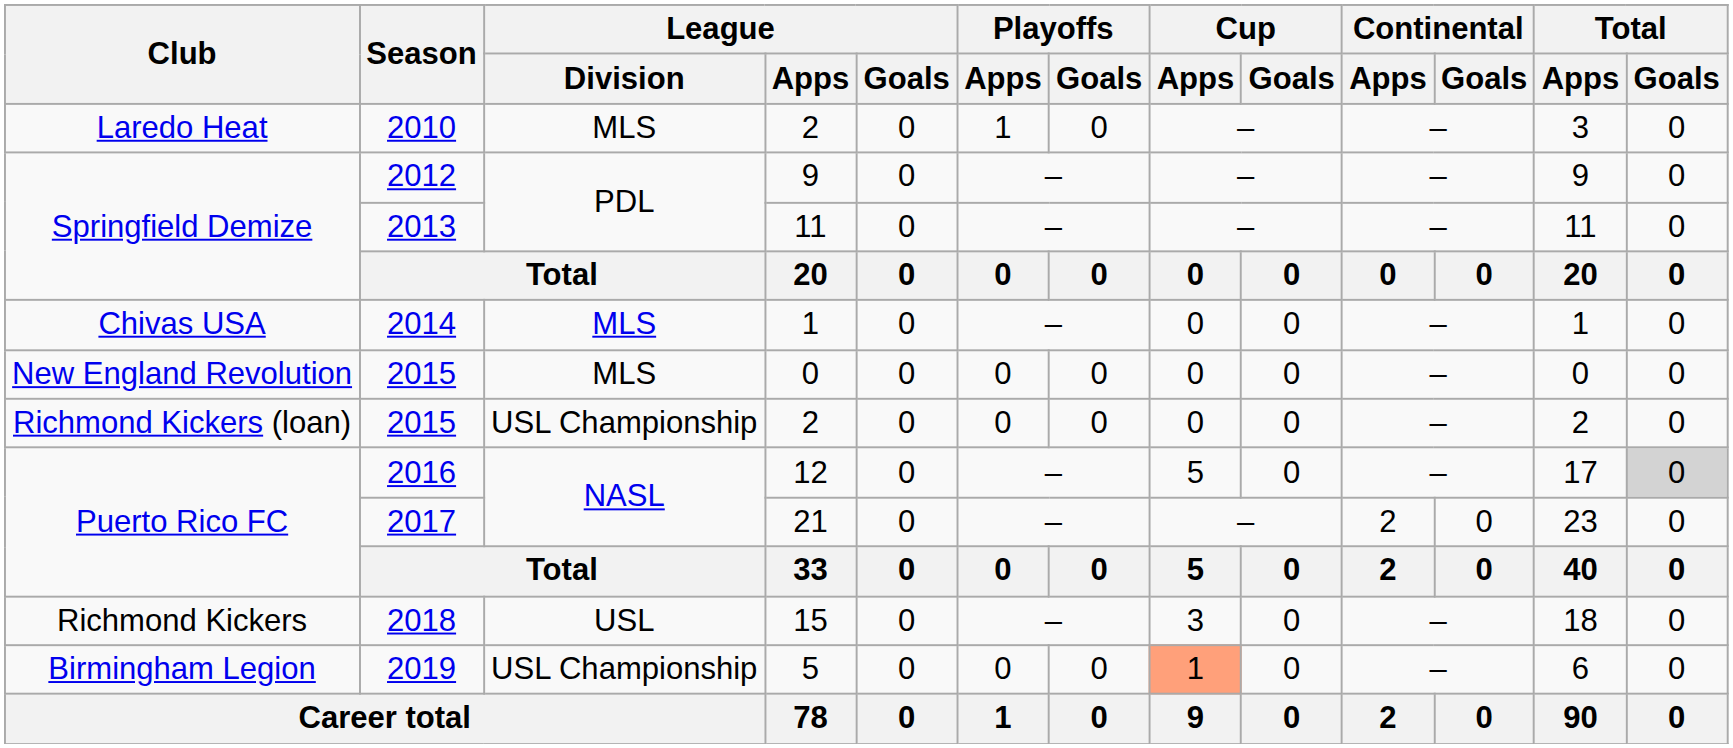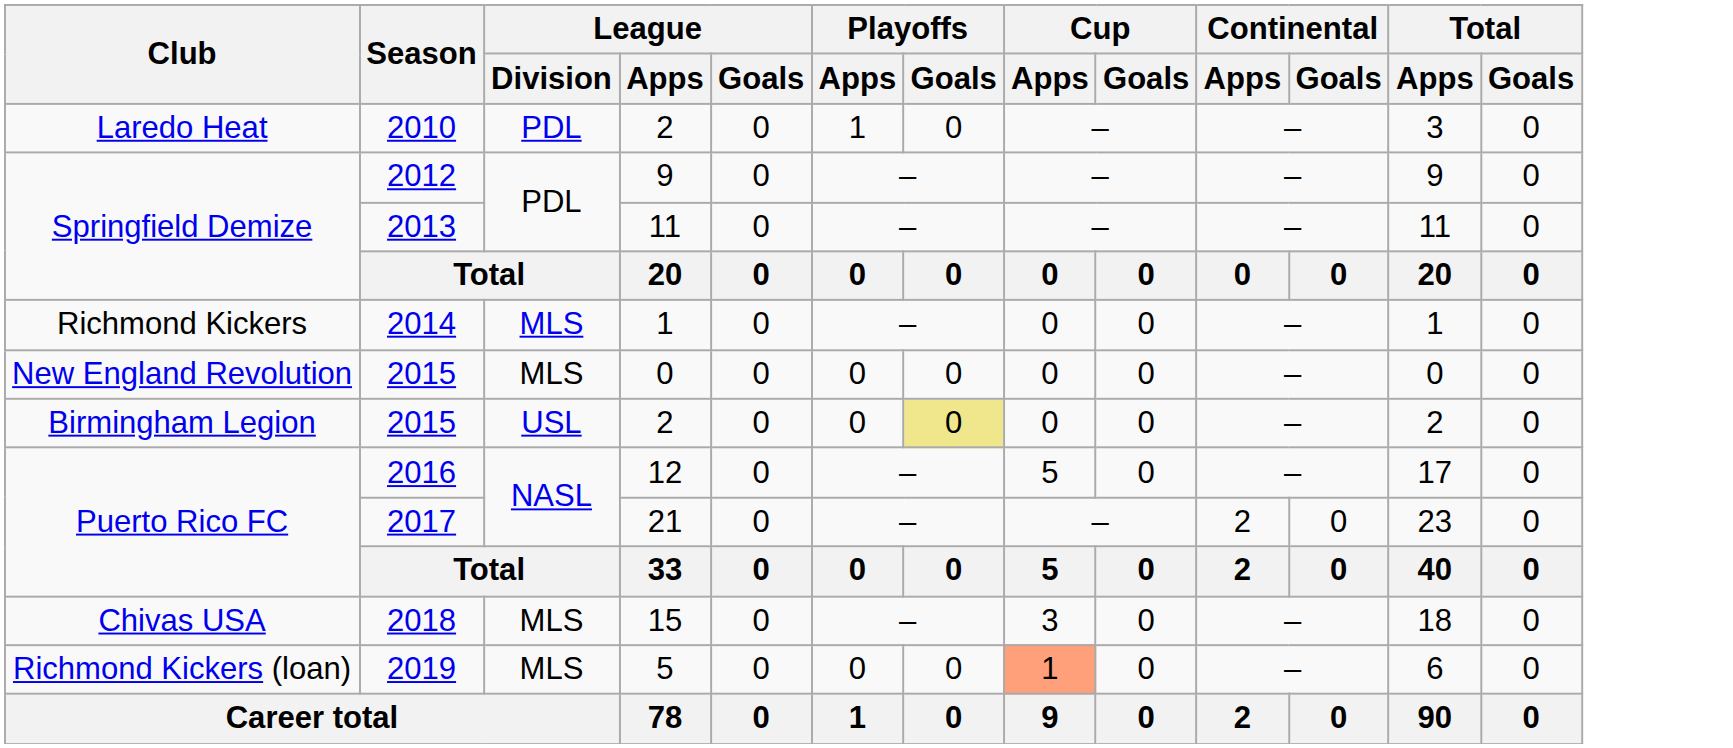(624, 127) MLS -> (551, 127) PDL
(182, 324) Chivas USA -> (182, 324) Richmond Kickers
(182, 422) Richmond Kickers (loan) -> (182, 422) Birmingham Legion
(624, 422) USL Championship -> (551, 422) USL
(1099, 422) no background -> (954, 422) khaki background
(1677, 472) lightgrey background -> (1531, 472) no background
(182, 619) Richmond Kickers -> (182, 619) Chivas USA
(624, 619) USL -> (551, 619) MLS
(182, 669) Birmingham Legion -> (182, 669) Richmond Kickers (loan)
(624, 669) USL Championship -> (551, 669) MLS
